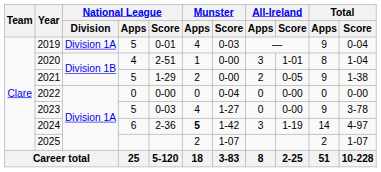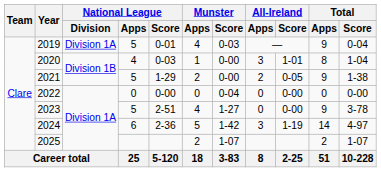(165, 61) 2-51 -> (165, 61) 0-03
(165, 110) 0-03 -> (165, 110) 2-51
(197, 126) bold -> (197, 126) normal
